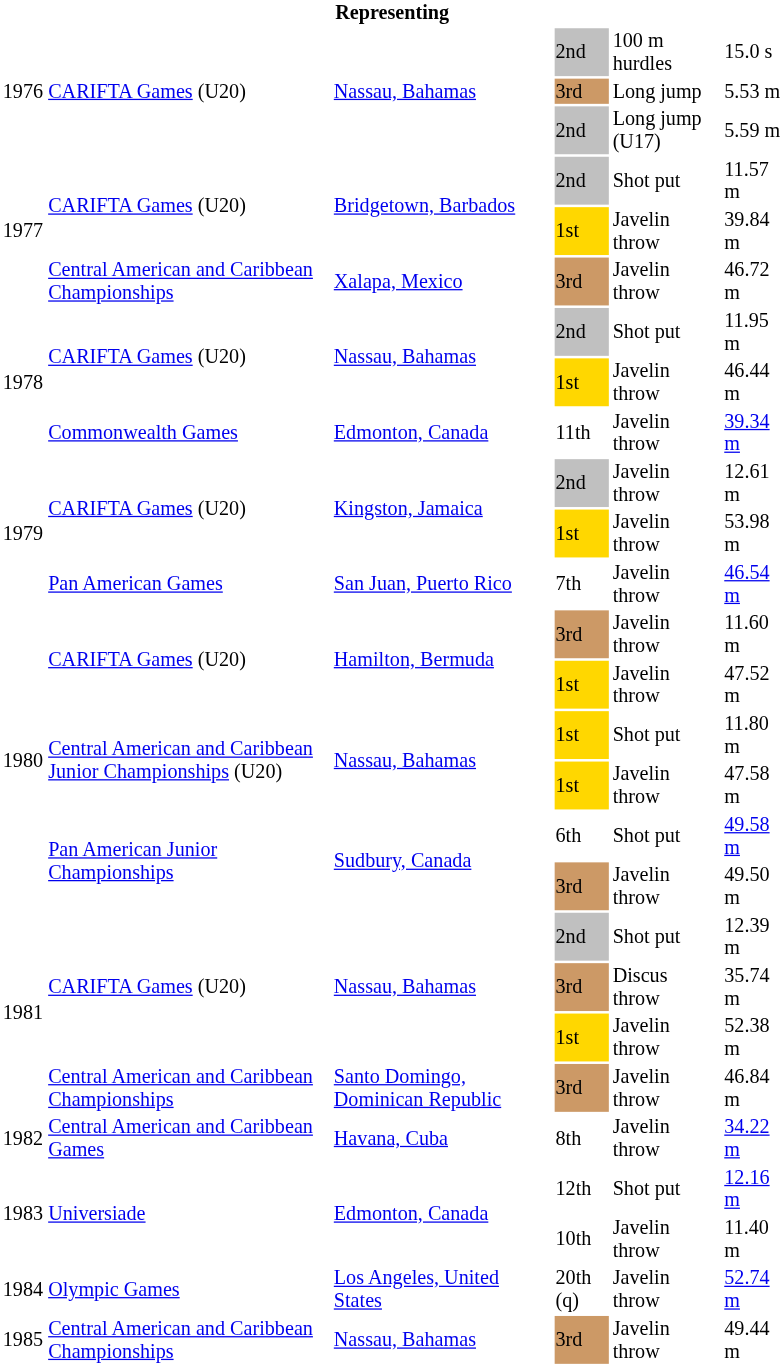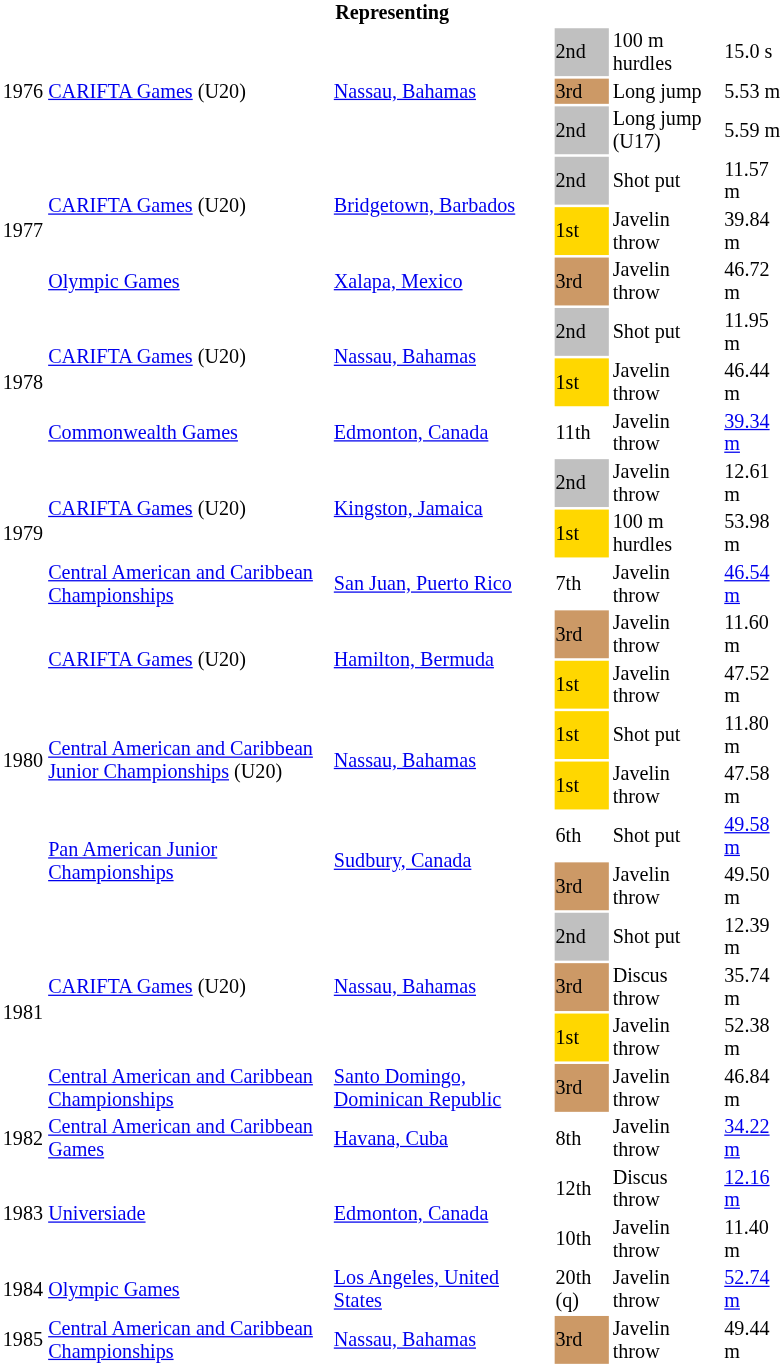(181, 281) Central American and Caribbean Championships -> (114, 281) Olympic Games
(641, 533) Javelin throw -> (642, 533) 100 m hurdles
(135, 583) Pan American Games -> (181, 583) Central American and Caribbean Championships
(647, 1188) Shot put -> (640, 1188) Discus throw
